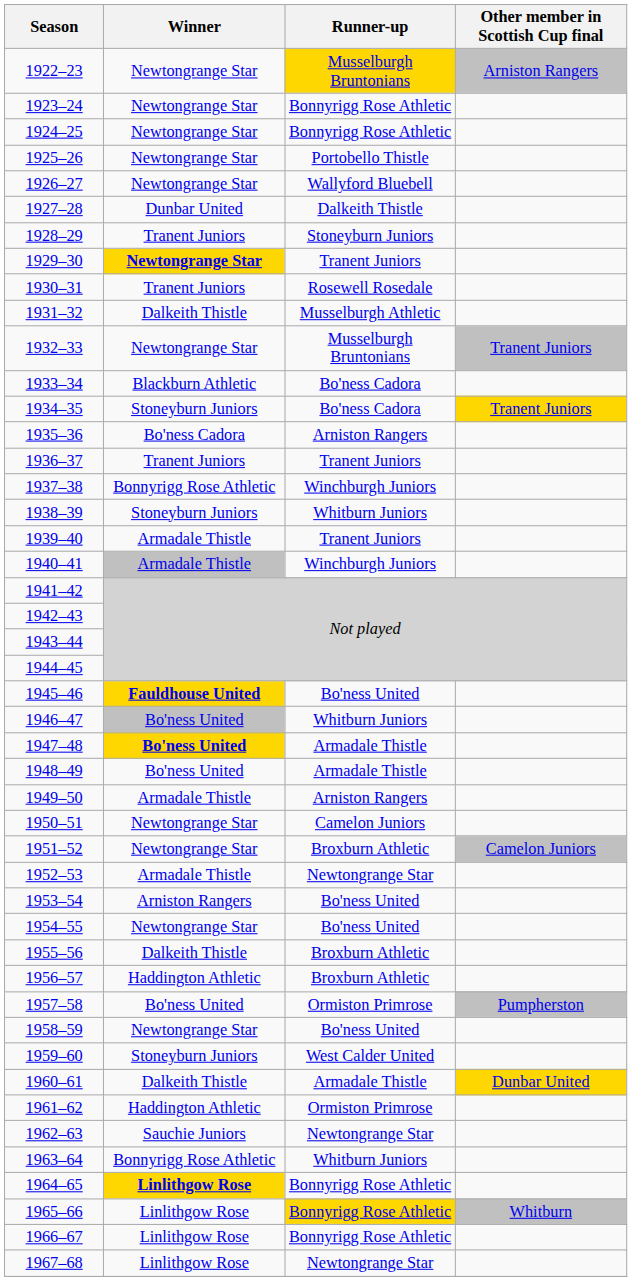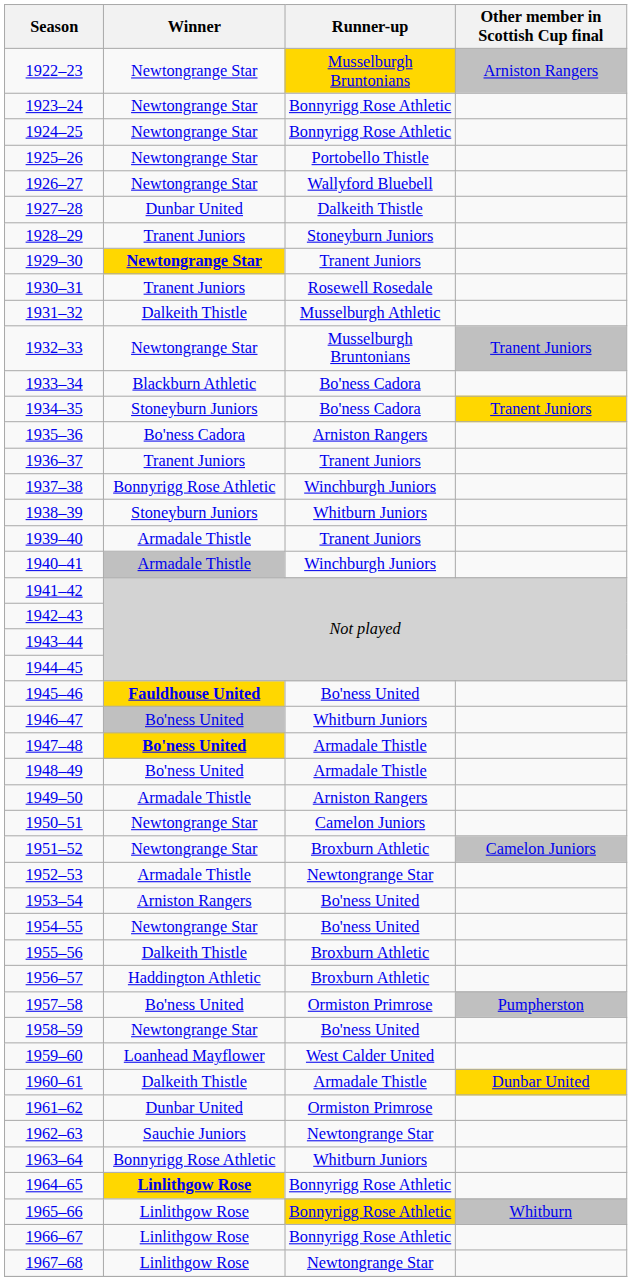(194, 1056) Stoneyburn Juniors -> (194, 1056) Loanhead Mayflower
(194, 1107) Haddington Athletic -> (194, 1107) Dunbar United
